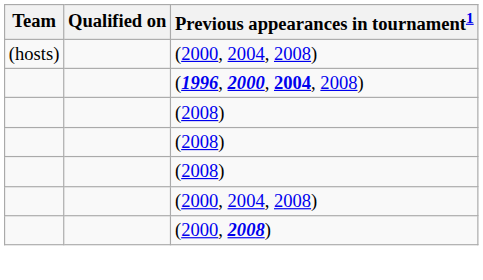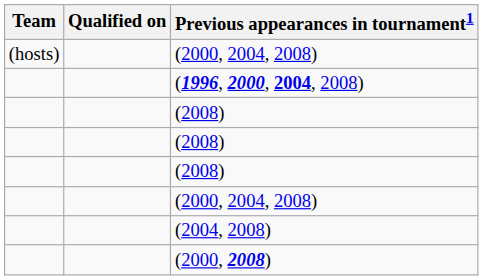+ row: (34, 230)
